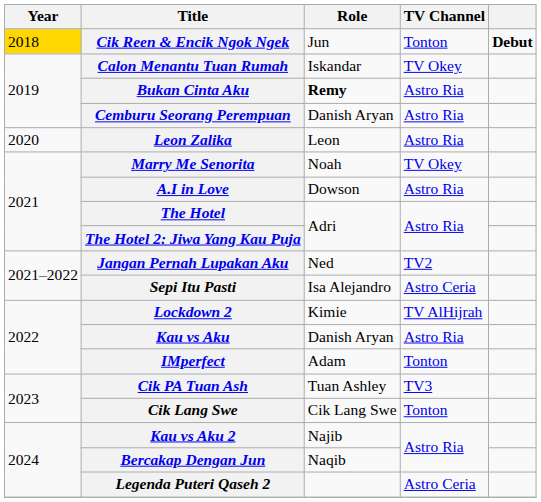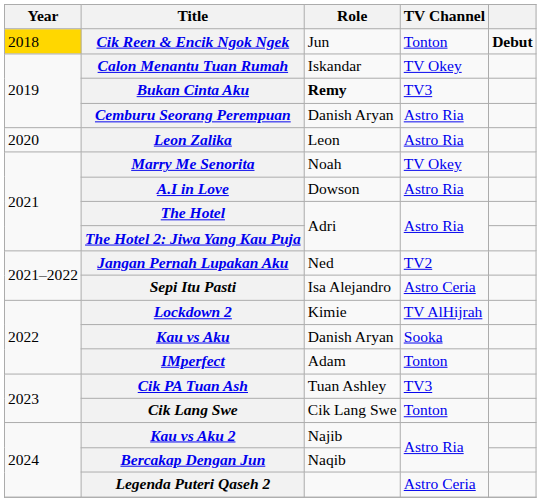(434, 90) Astro Ria -> (418, 90) TV3
(434, 336) Astro Ria -> (423, 336) Sooka
